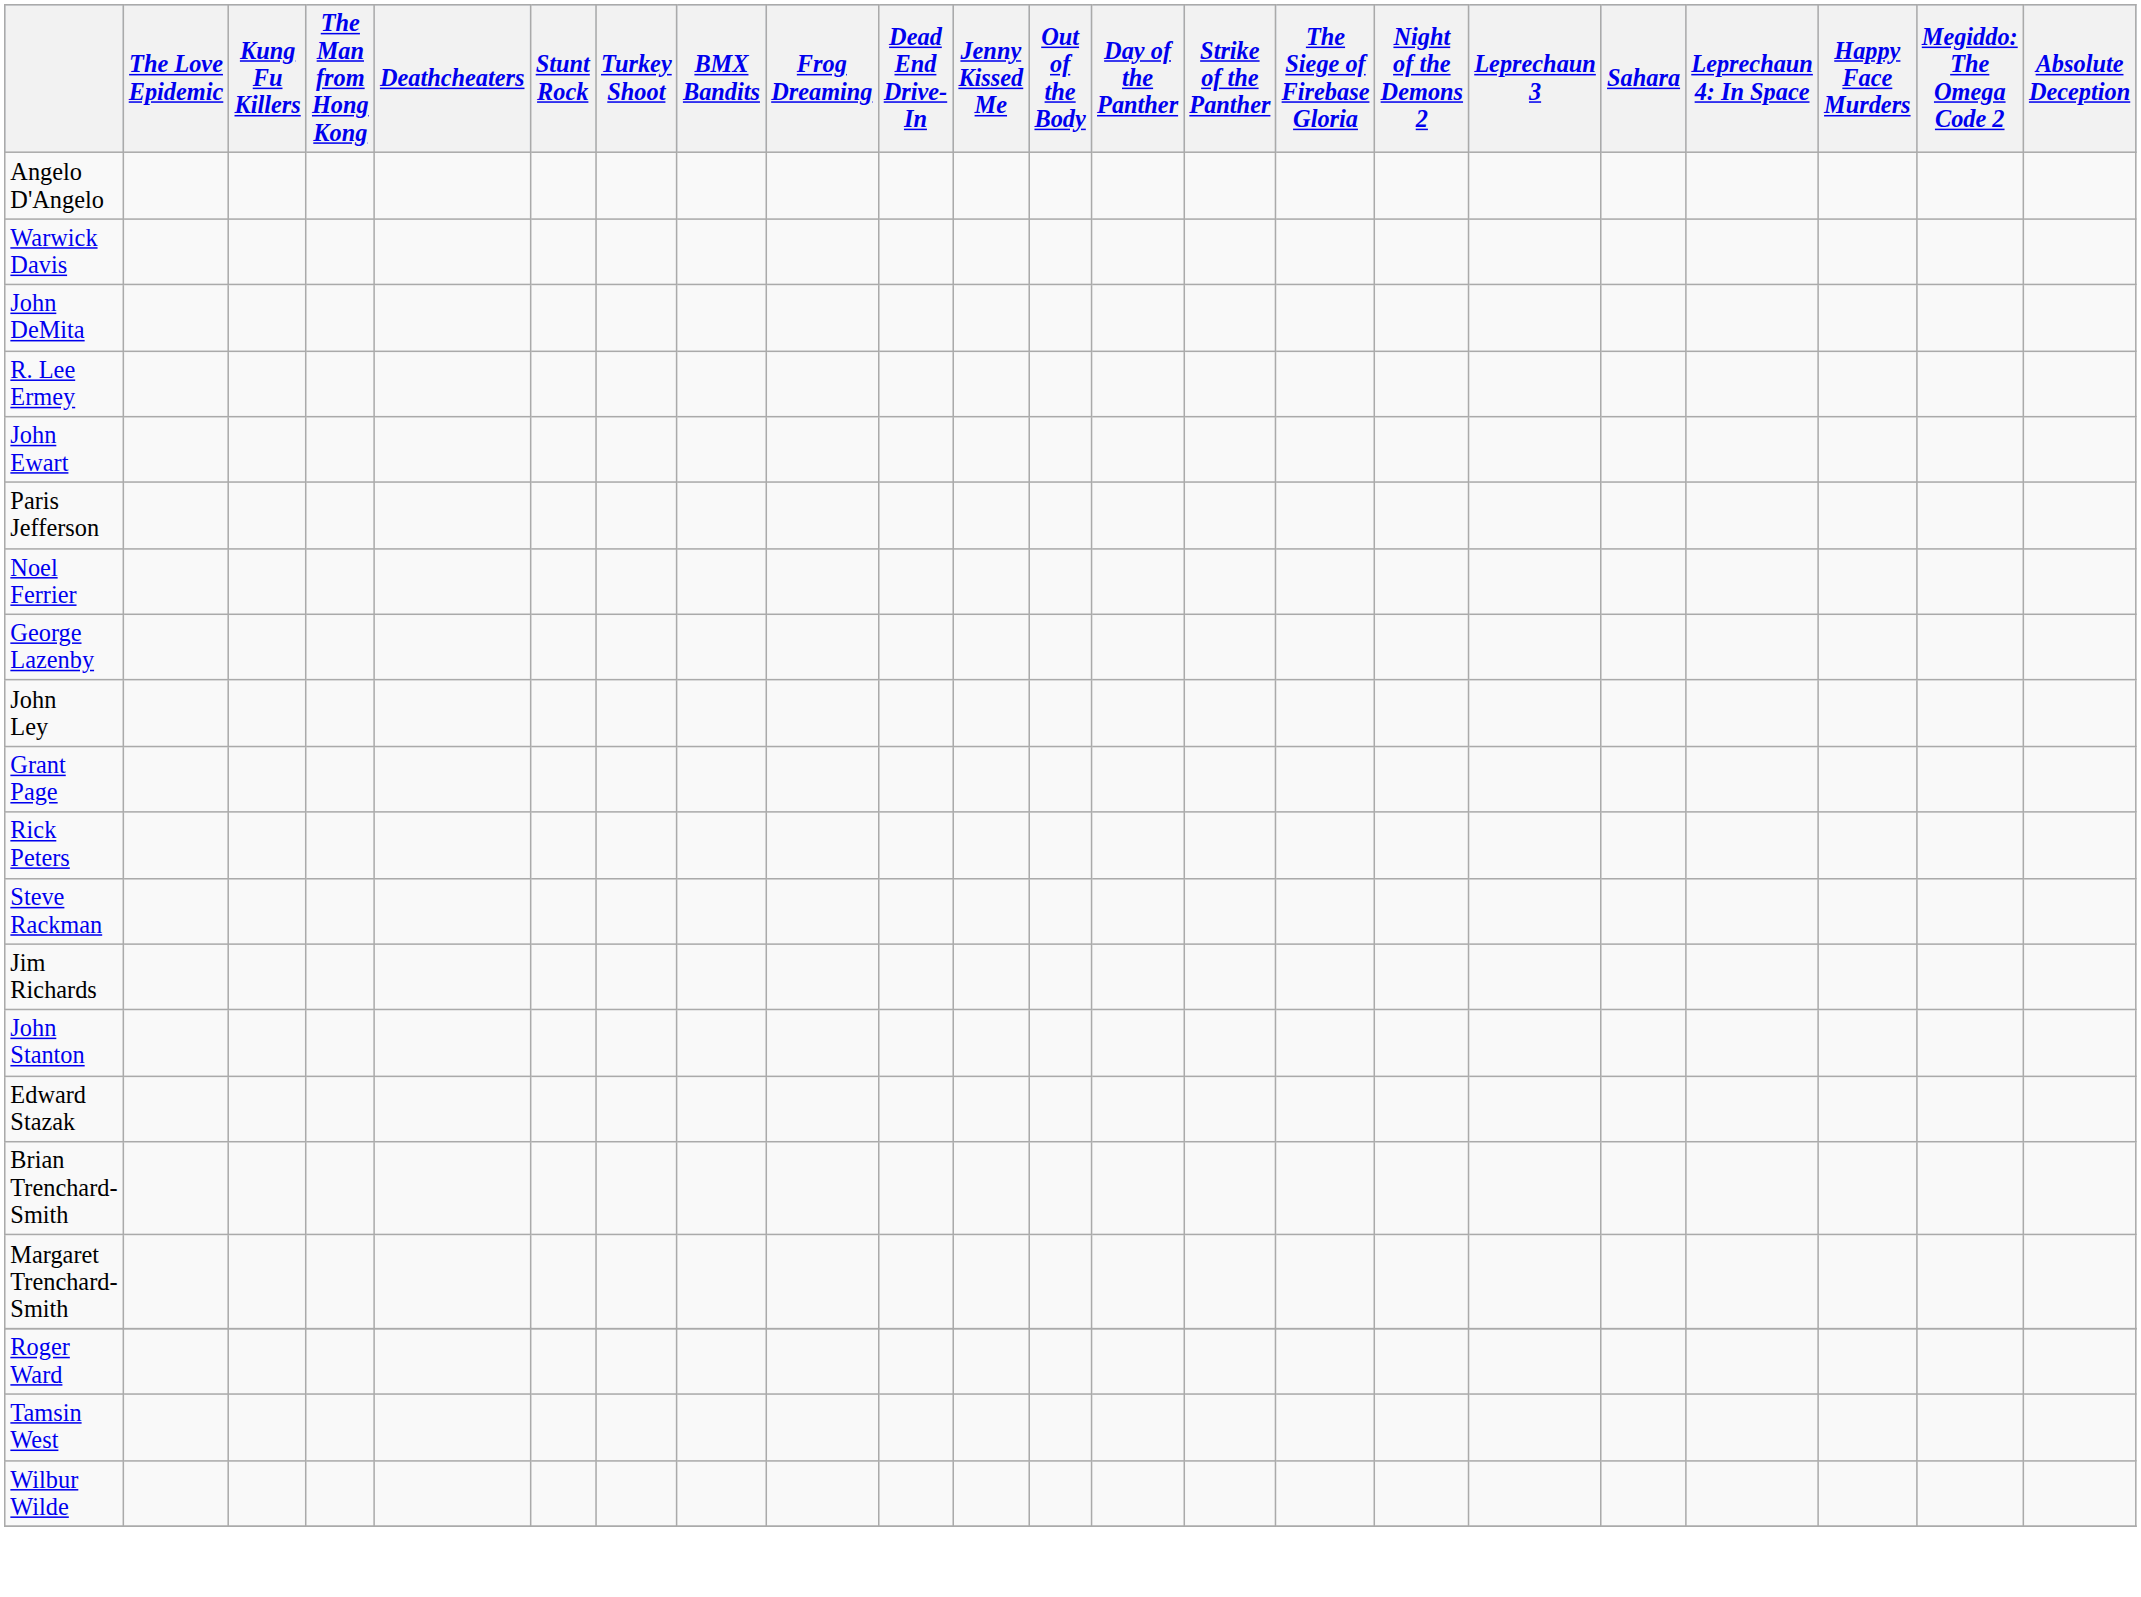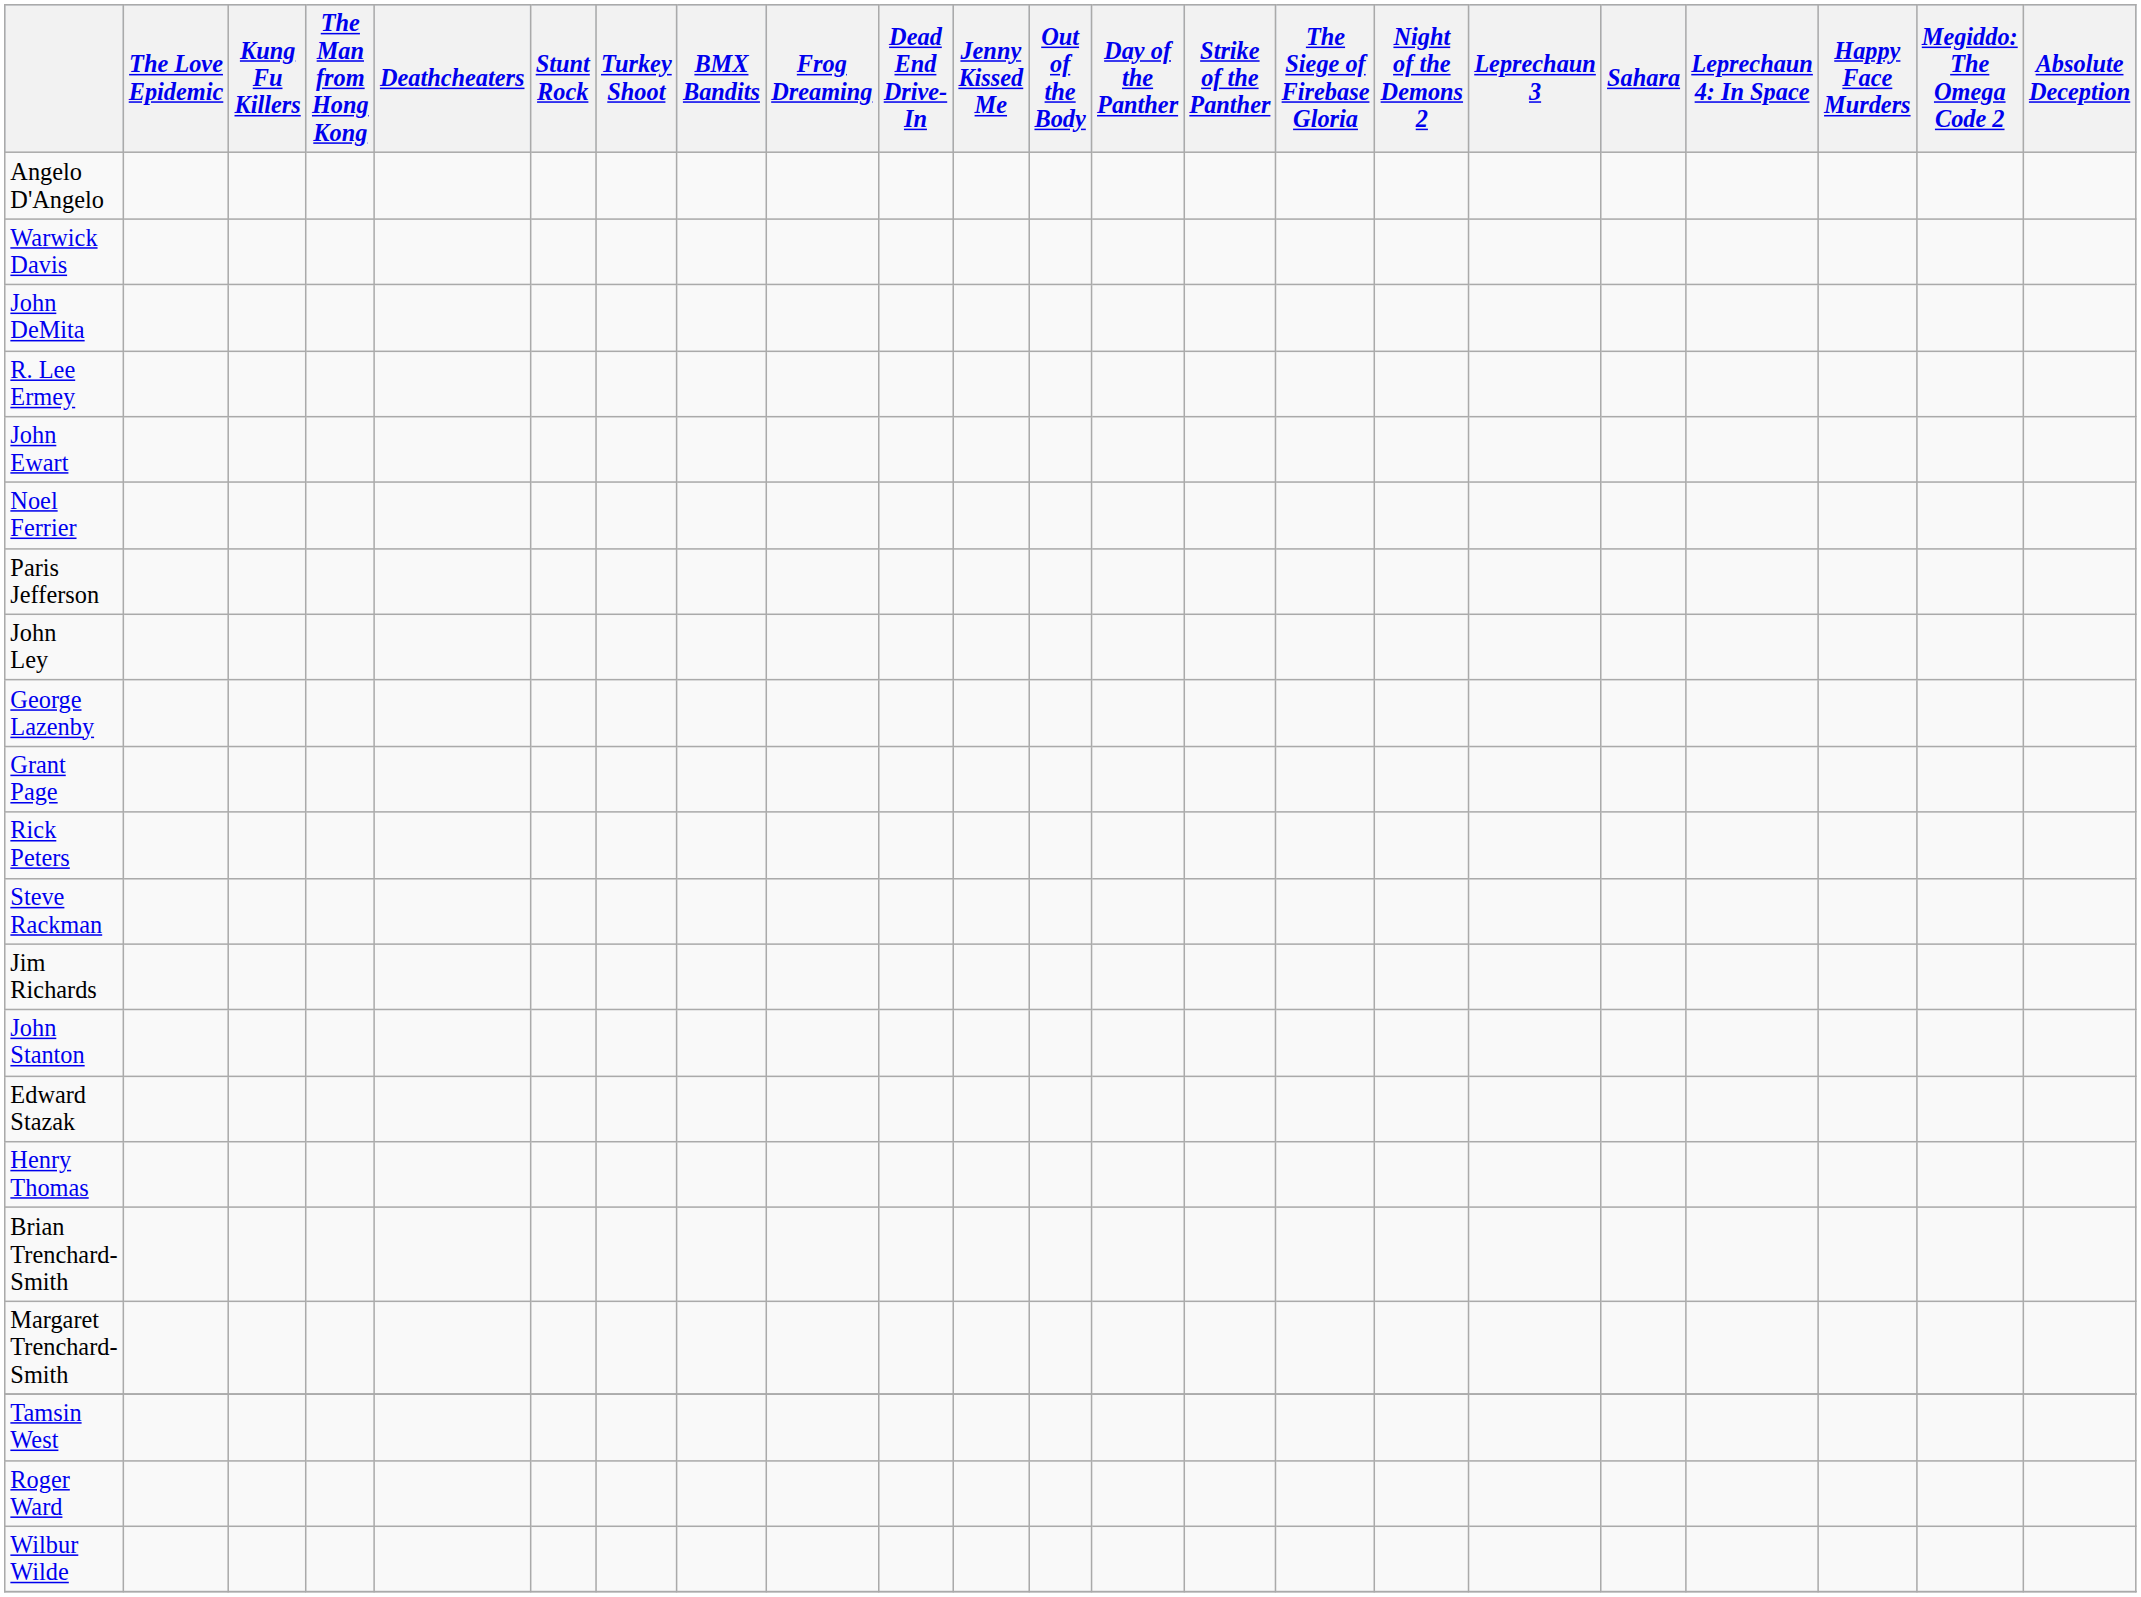rows swapped: (43, 581) <-> (55, 515)
rows swapped: (52, 646) <-> (33, 712)
+ row: (50, 1174)
rows swapped: (40, 1361) <-> (46, 1426)
